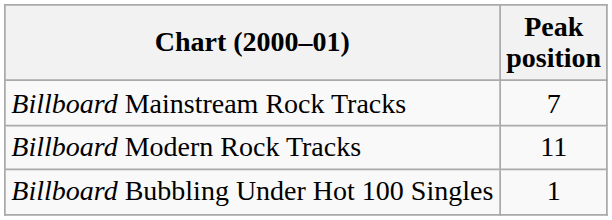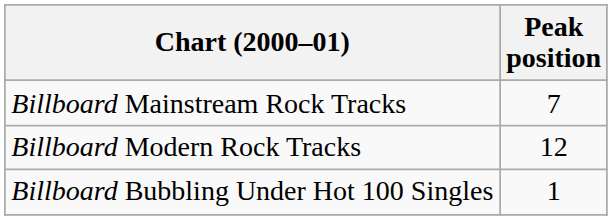(554, 147) 11 -> (554, 147) 12
